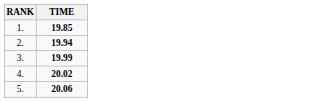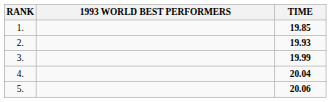+ column: (155, 12)
(62, 43) 19.94 -> (300, 43) 19.93
(62, 74) 20.02 -> (300, 74) 20.04
